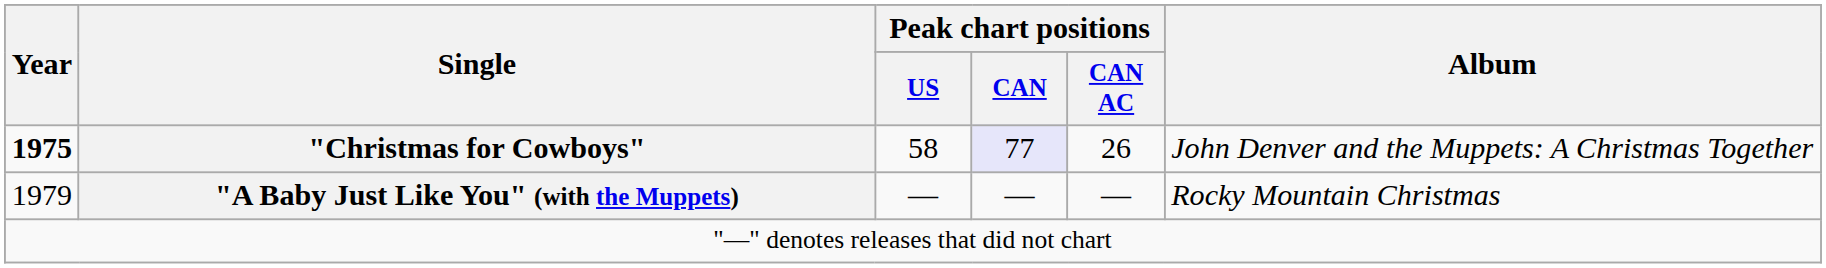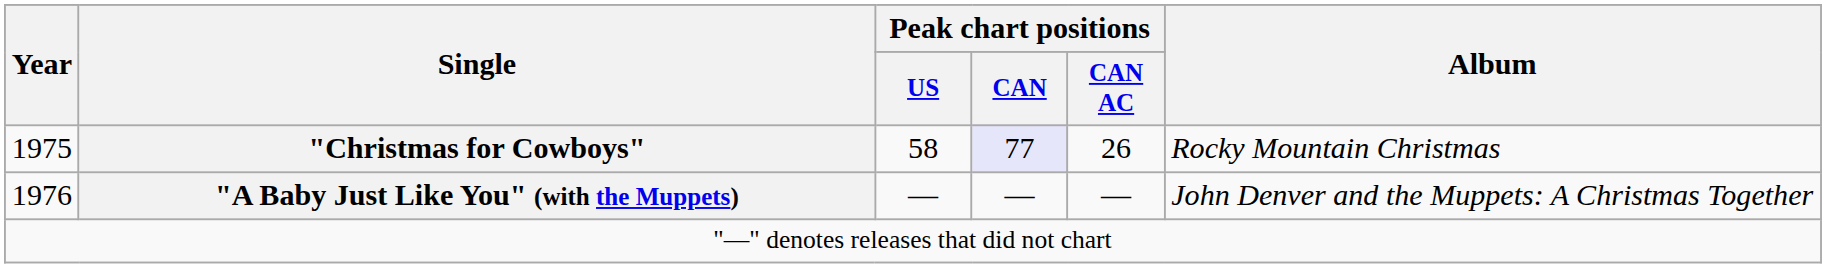(42, 148) bold -> (42, 148) normal
(1492, 148) John Denver and the Muppets: A Christmas Together -> (1336, 148) Rocky Mountain Christmas
(42, 195) 1979 -> (42, 195) 1976
(1336, 195) Rocky Mountain Christmas -> (1492, 195) John Denver and the Muppets: A Christmas Together
